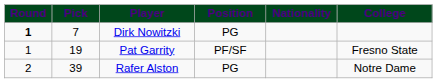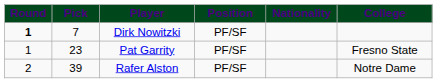(230, 31) PG -> (230, 31) PF/SF
(76, 50) 19 -> (76, 50) 23
(230, 68) PG -> (230, 68) PF/SF
